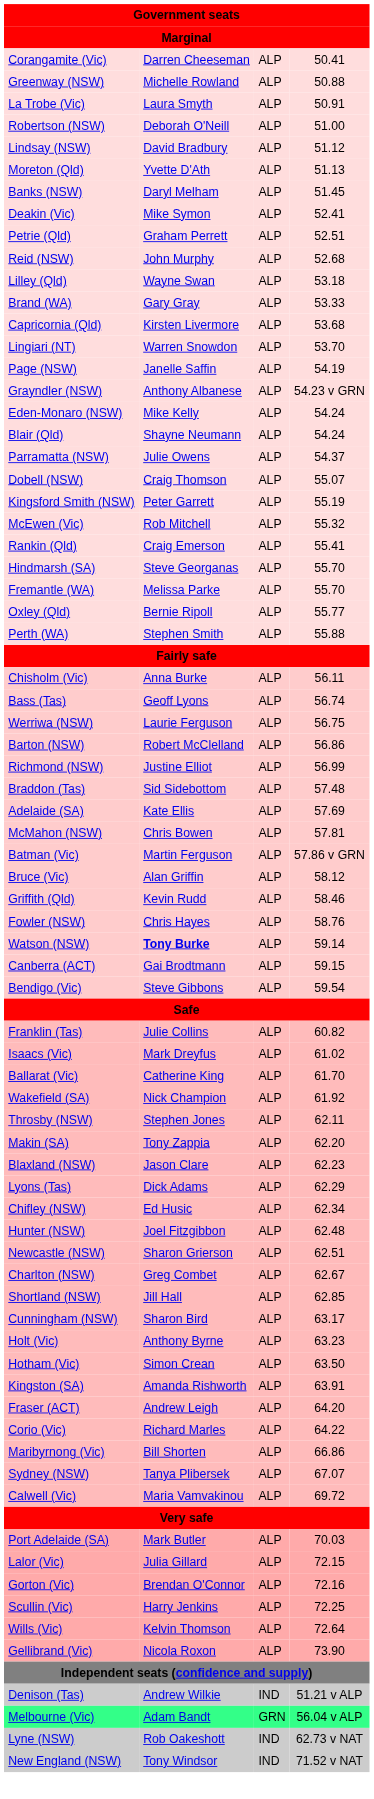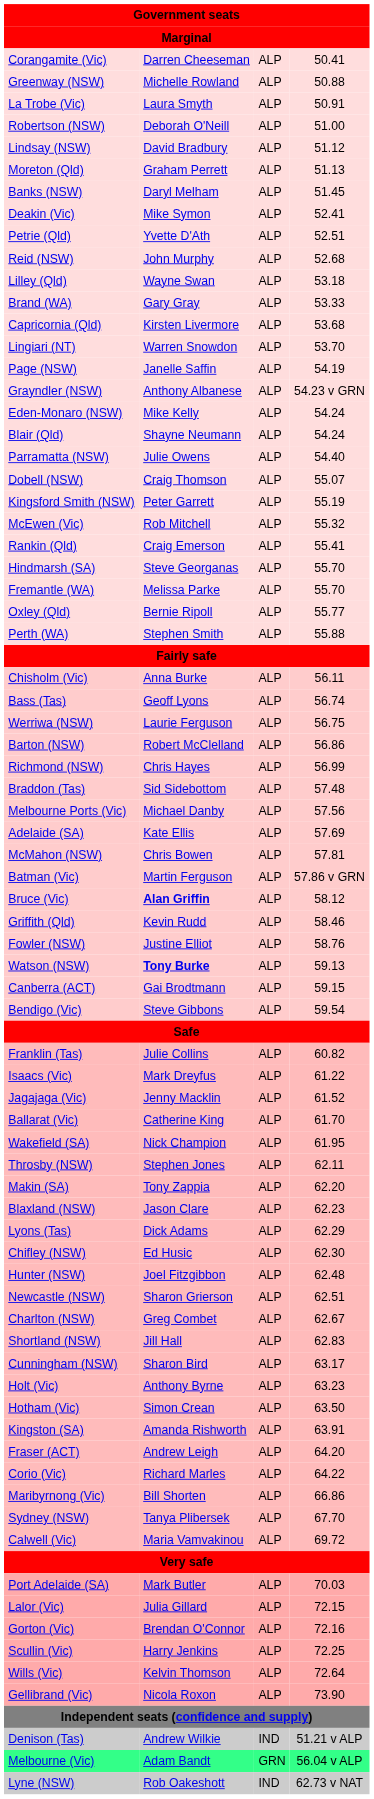(177, 170) Yvette D'Ath -> (185, 170) Graham Perrett
(185, 236) Graham Perrett -> (177, 236) Yvette D'Ath
(329, 457) 54.37 -> (329, 457) 54.40
(178, 766) Justine Elliot -> (176, 766) Chris Hayes
+ row: (67, 811)
(173, 877) normal -> (176, 899) bold
(176, 921) Chris Hayes -> (178, 943) Justine Elliot
(329, 943) 59.14 -> (329, 965) 59.13
(329, 1054) 61.02 -> (329, 1076) 61.22
+ row: (47, 1098)
(329, 1098) 61.92 -> (329, 1142) 61.95
(329, 1208) 62.34 -> (329, 1253) 62.30
(329, 1297) 62.85 -> (329, 1341) 62.83
(329, 1474) 67.07 -> (329, 1518) 67.70
- row: (65, 1761)
